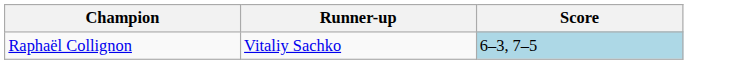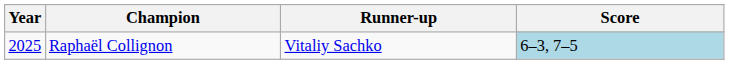+ column: (25, 18)
